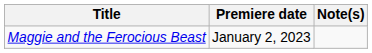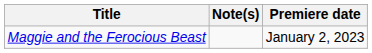columns swapped: (261, 15) <-> (341, 15)
